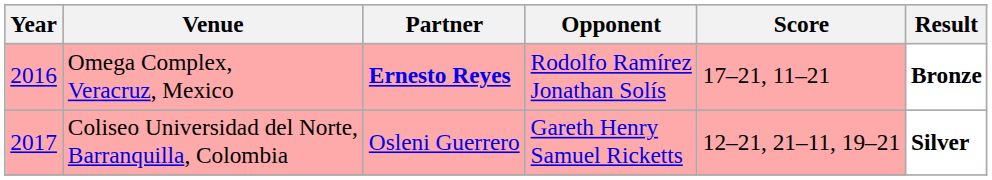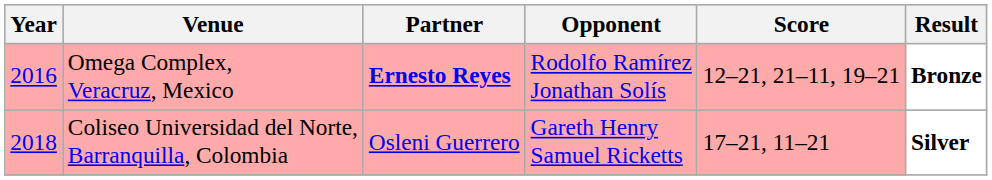(766, 76) 17–21, 11–21 -> (801, 76) 12–21, 21–11, 19–21
(34, 142) 2017 -> (34, 142) 2018
(801, 142) 12–21, 21–11, 19–21 -> (766, 142) 17–21, 11–21
